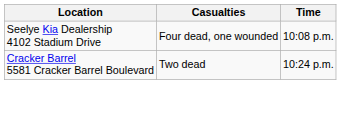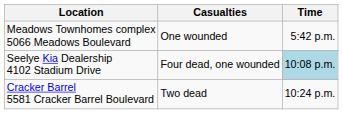+ row: (81, 36)
(308, 36) no background -> (310, 65) lightblue background
